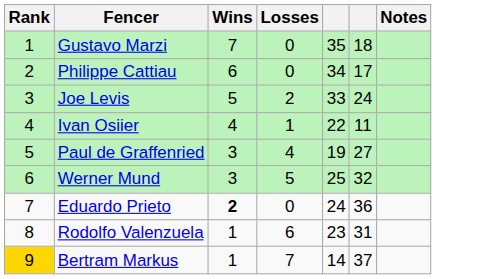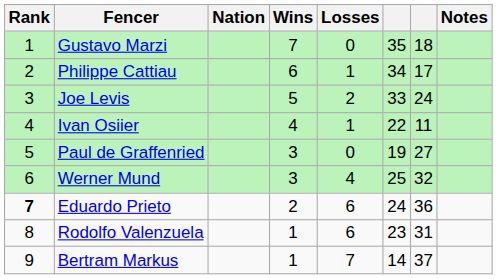+ column: (239, 17)
(290, 71) 0 -> (350, 71) 1
(290, 152) 4 -> (350, 152) 0
(290, 179) 5 -> (350, 179) 4
(29, 206) normal -> (29, 206) bold
(232, 206) bold -> (293, 206) normal
(290, 206) 0 -> (350, 206) 6
(29, 260) gold background -> (29, 260) no background
